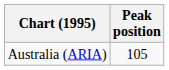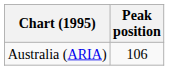(137, 53) 105 -> (137, 53) 106
